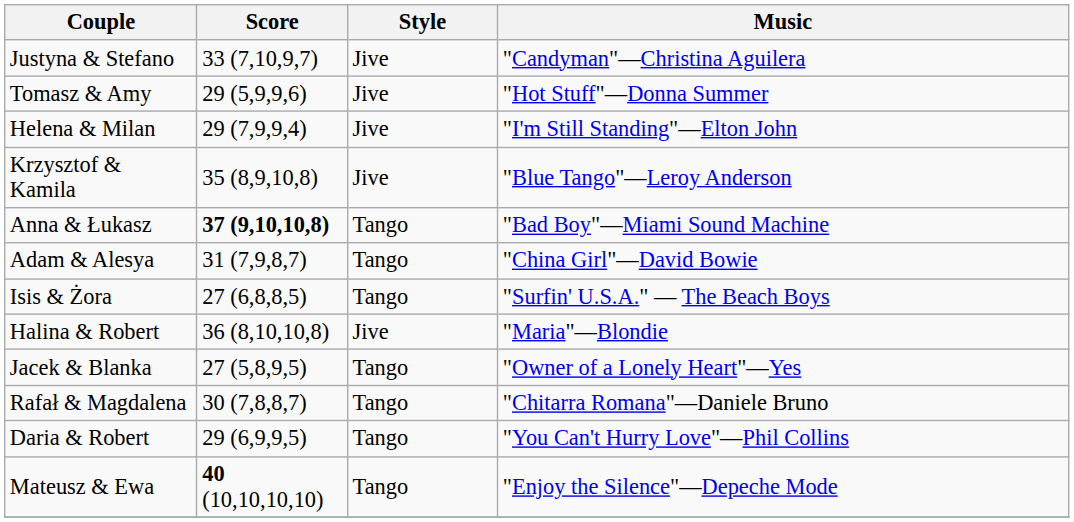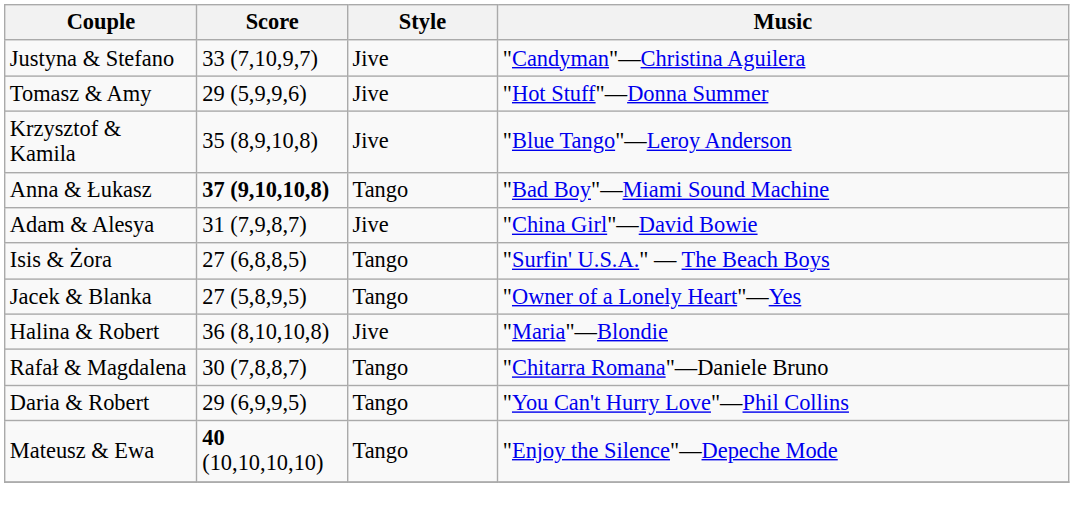- row: (83, 128)
(380, 260) Tango -> (371, 225) Jive
rows swapped: (81, 367) <-> (85, 331)
